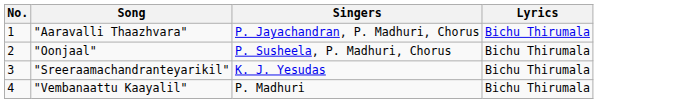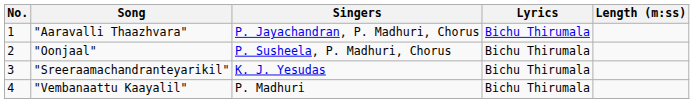+ column: (641, 14)
